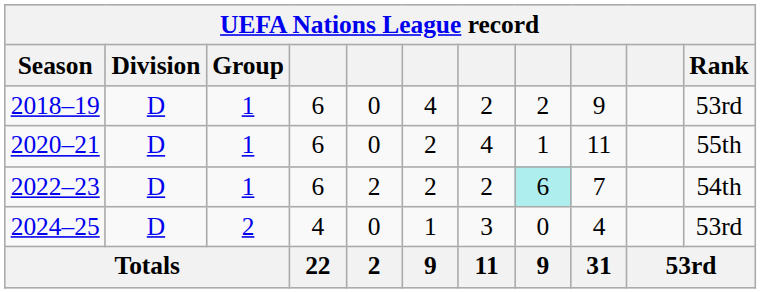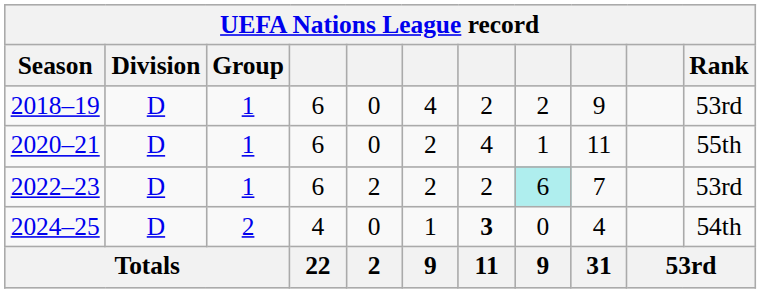(719, 186) 54th -> (719, 186) 53rd
(487, 226) normal -> (487, 226) bold
(719, 226) 53rd -> (719, 226) 54th
